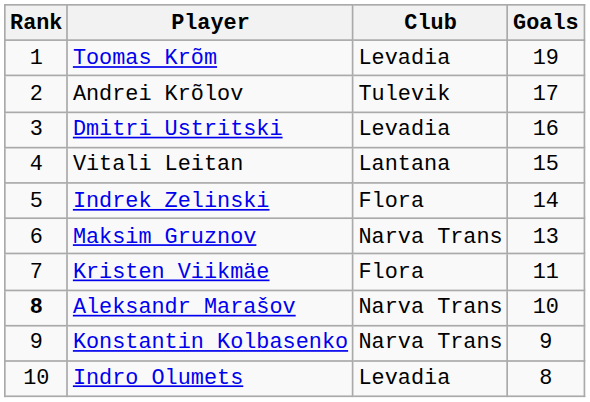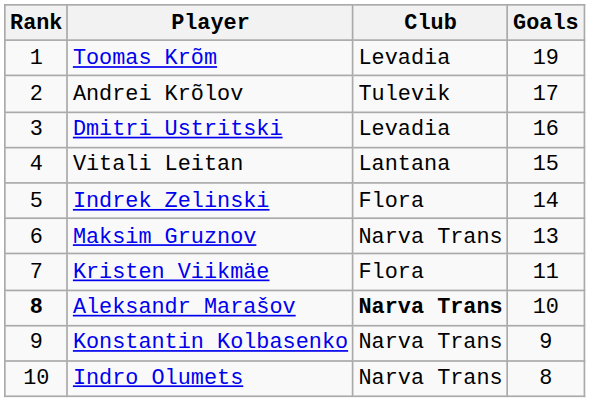(431, 307) normal -> (431, 307) bold
(404, 379) Levadia -> (431, 379) Narva Trans
